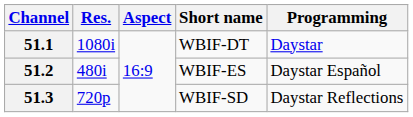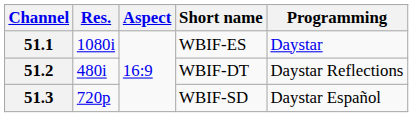(214, 44) WBIF-DT -> (213, 44) WBIF-ES
(213, 71) WBIF-ES -> (214, 71) WBIF-DT
(326, 71) Daystar Español -> (337, 71) Daystar Reflections
(337, 97) Daystar Reflections -> (326, 97) Daystar Español
